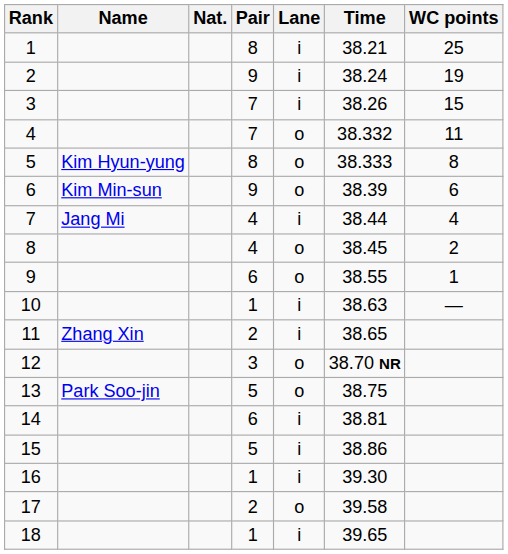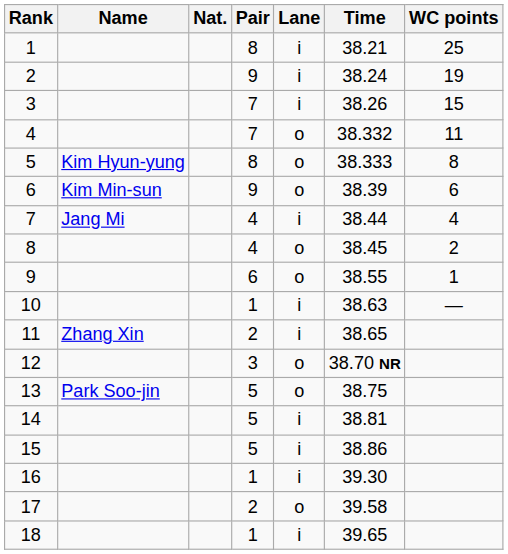(253, 420) 6 -> (253, 420) 5
